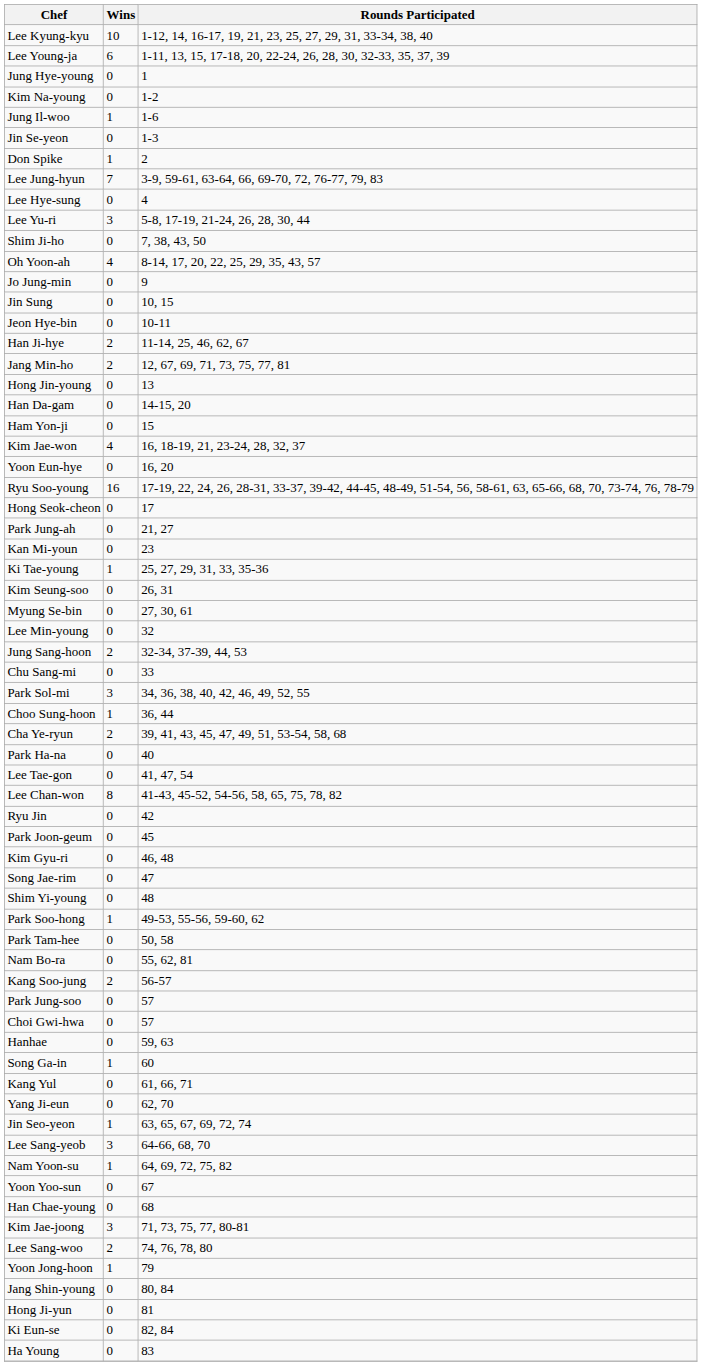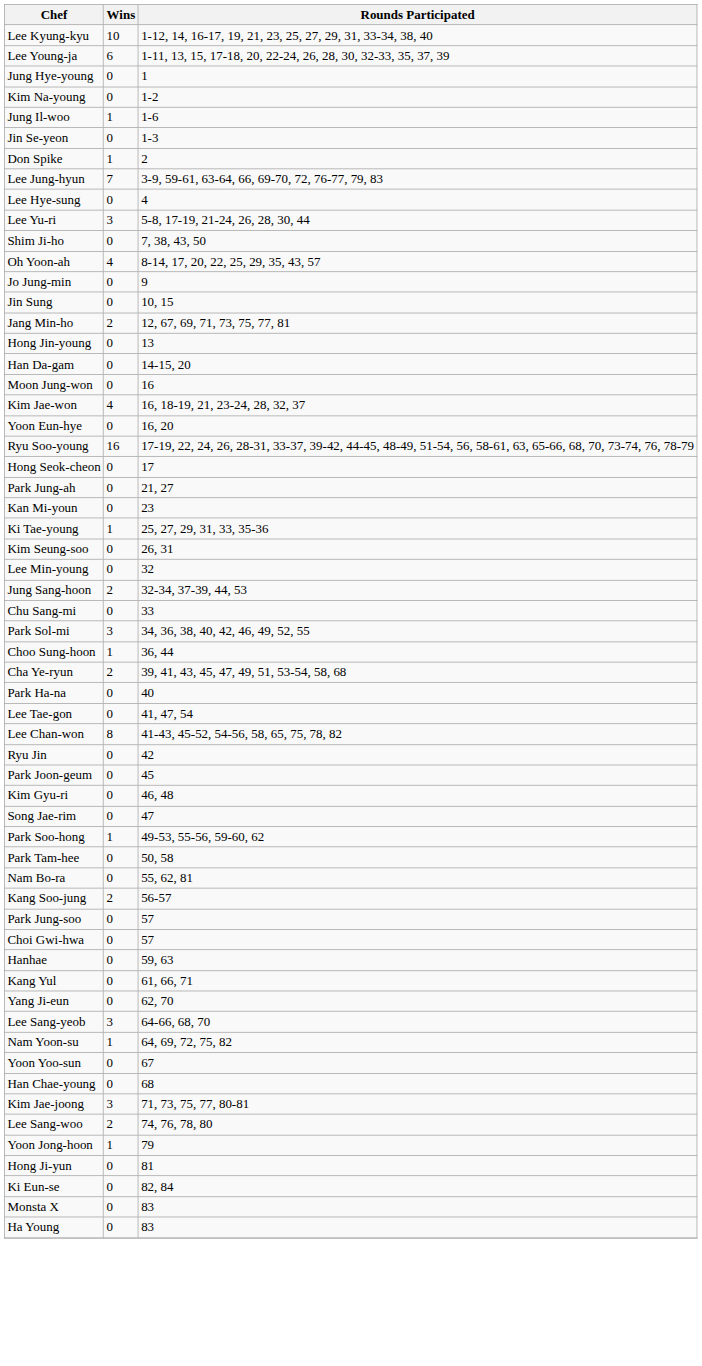- row: (42, 323)
- row: (36, 343)
- row: (38, 425)
+ row: (50, 384)
- row: (45, 610)
- row: (47, 898)
- row: (37, 1063)
- row: (41, 1124)
- row: (51, 1289)
+ row: (33, 1206)
